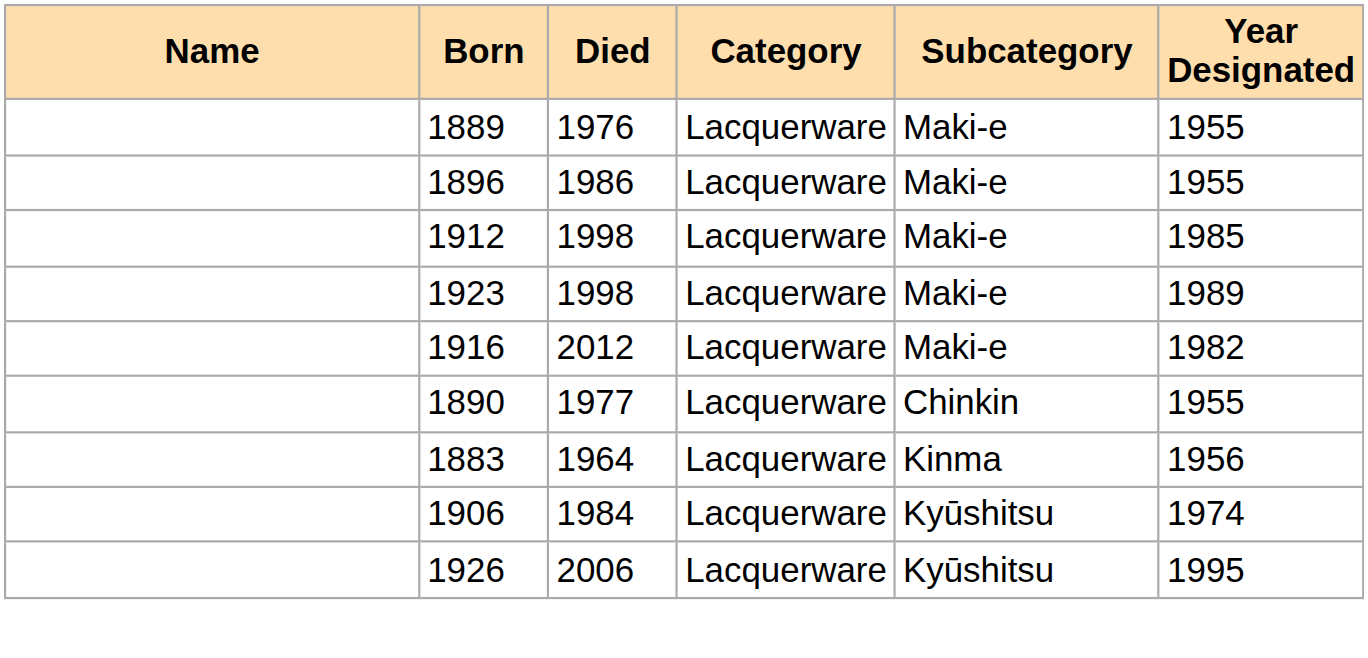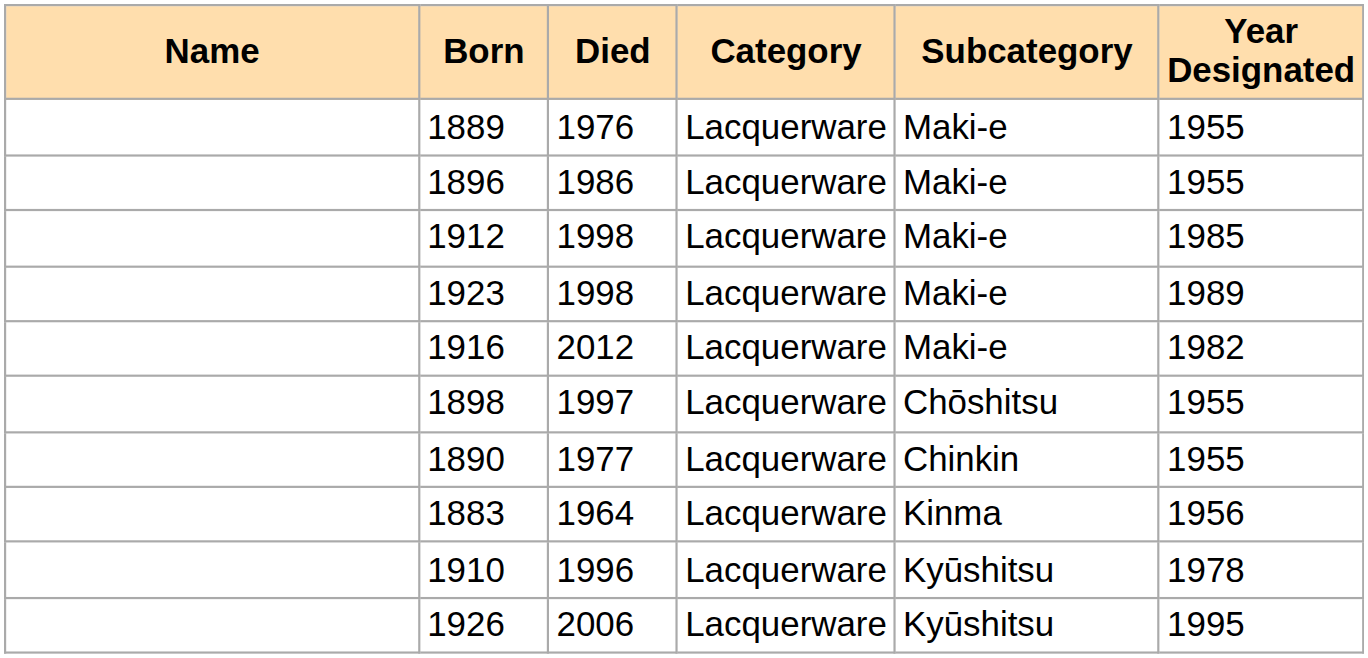+ row: (466, 403)
- row: (466, 513)
+ row: (466, 569)
